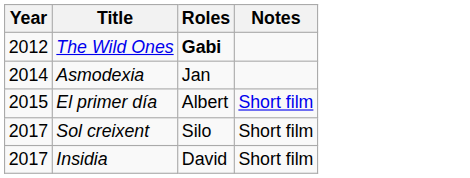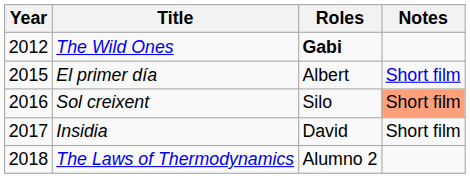- row: (100, 74)
(28, 131) 2017 -> (28, 103) 2016
(276, 131) no background -> (423, 103) lightsalmon background
+ row: (175, 159)
